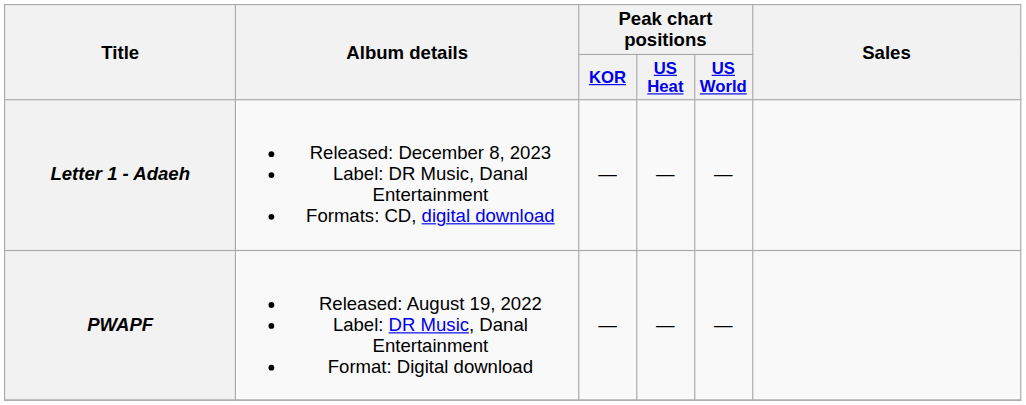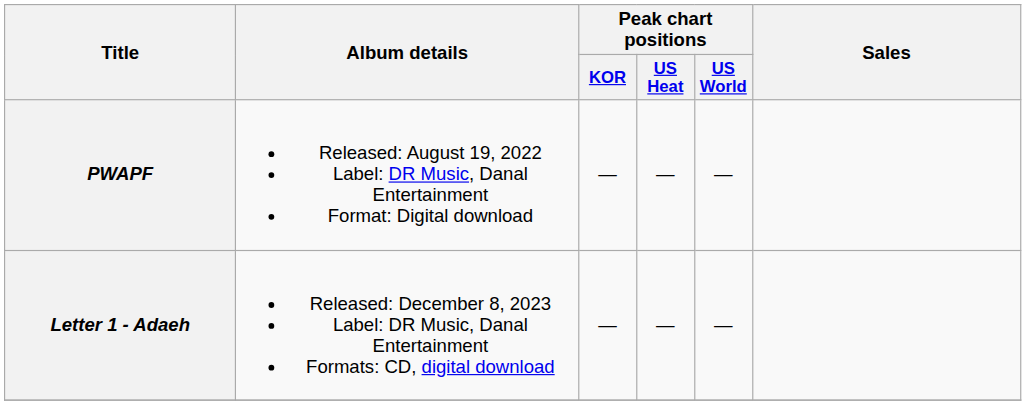rows swapped: (120, 324) <-> (120, 174)
